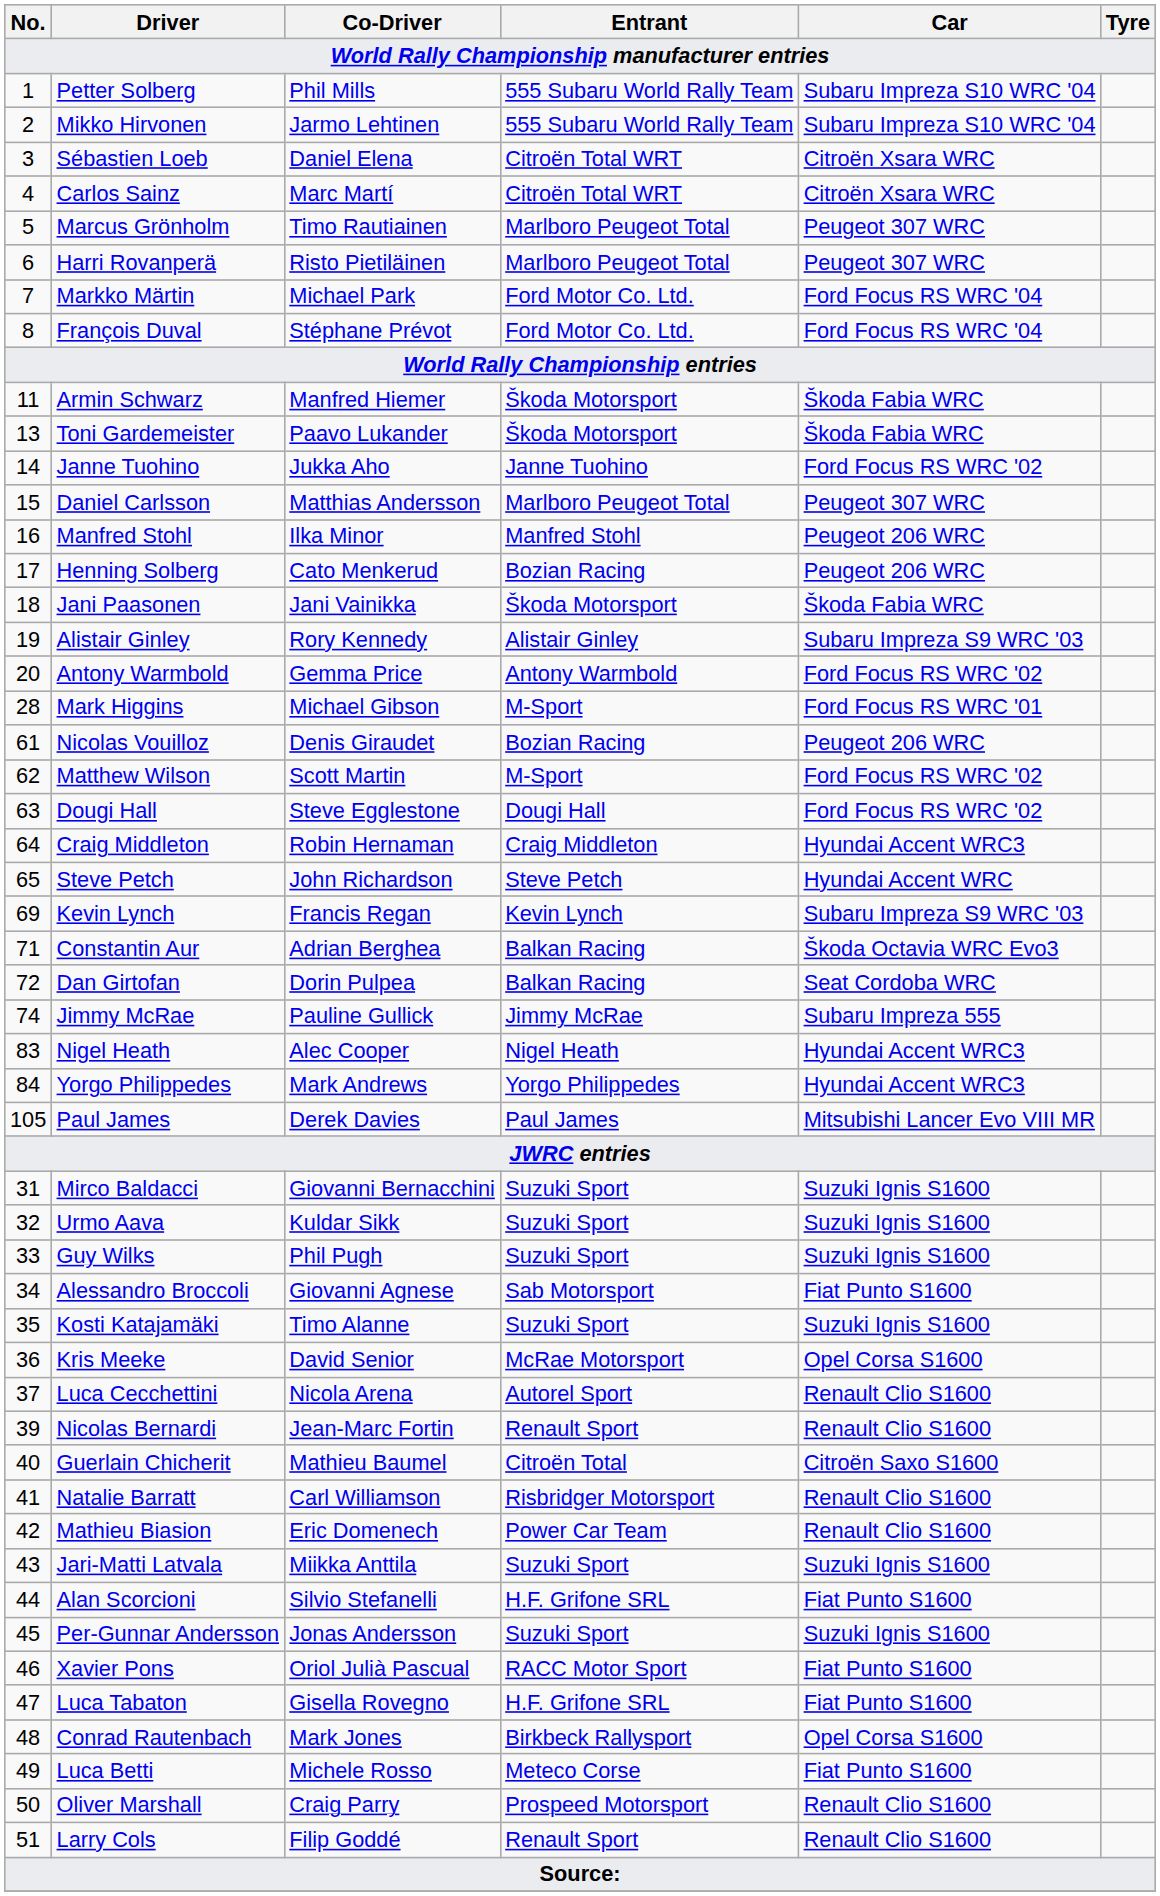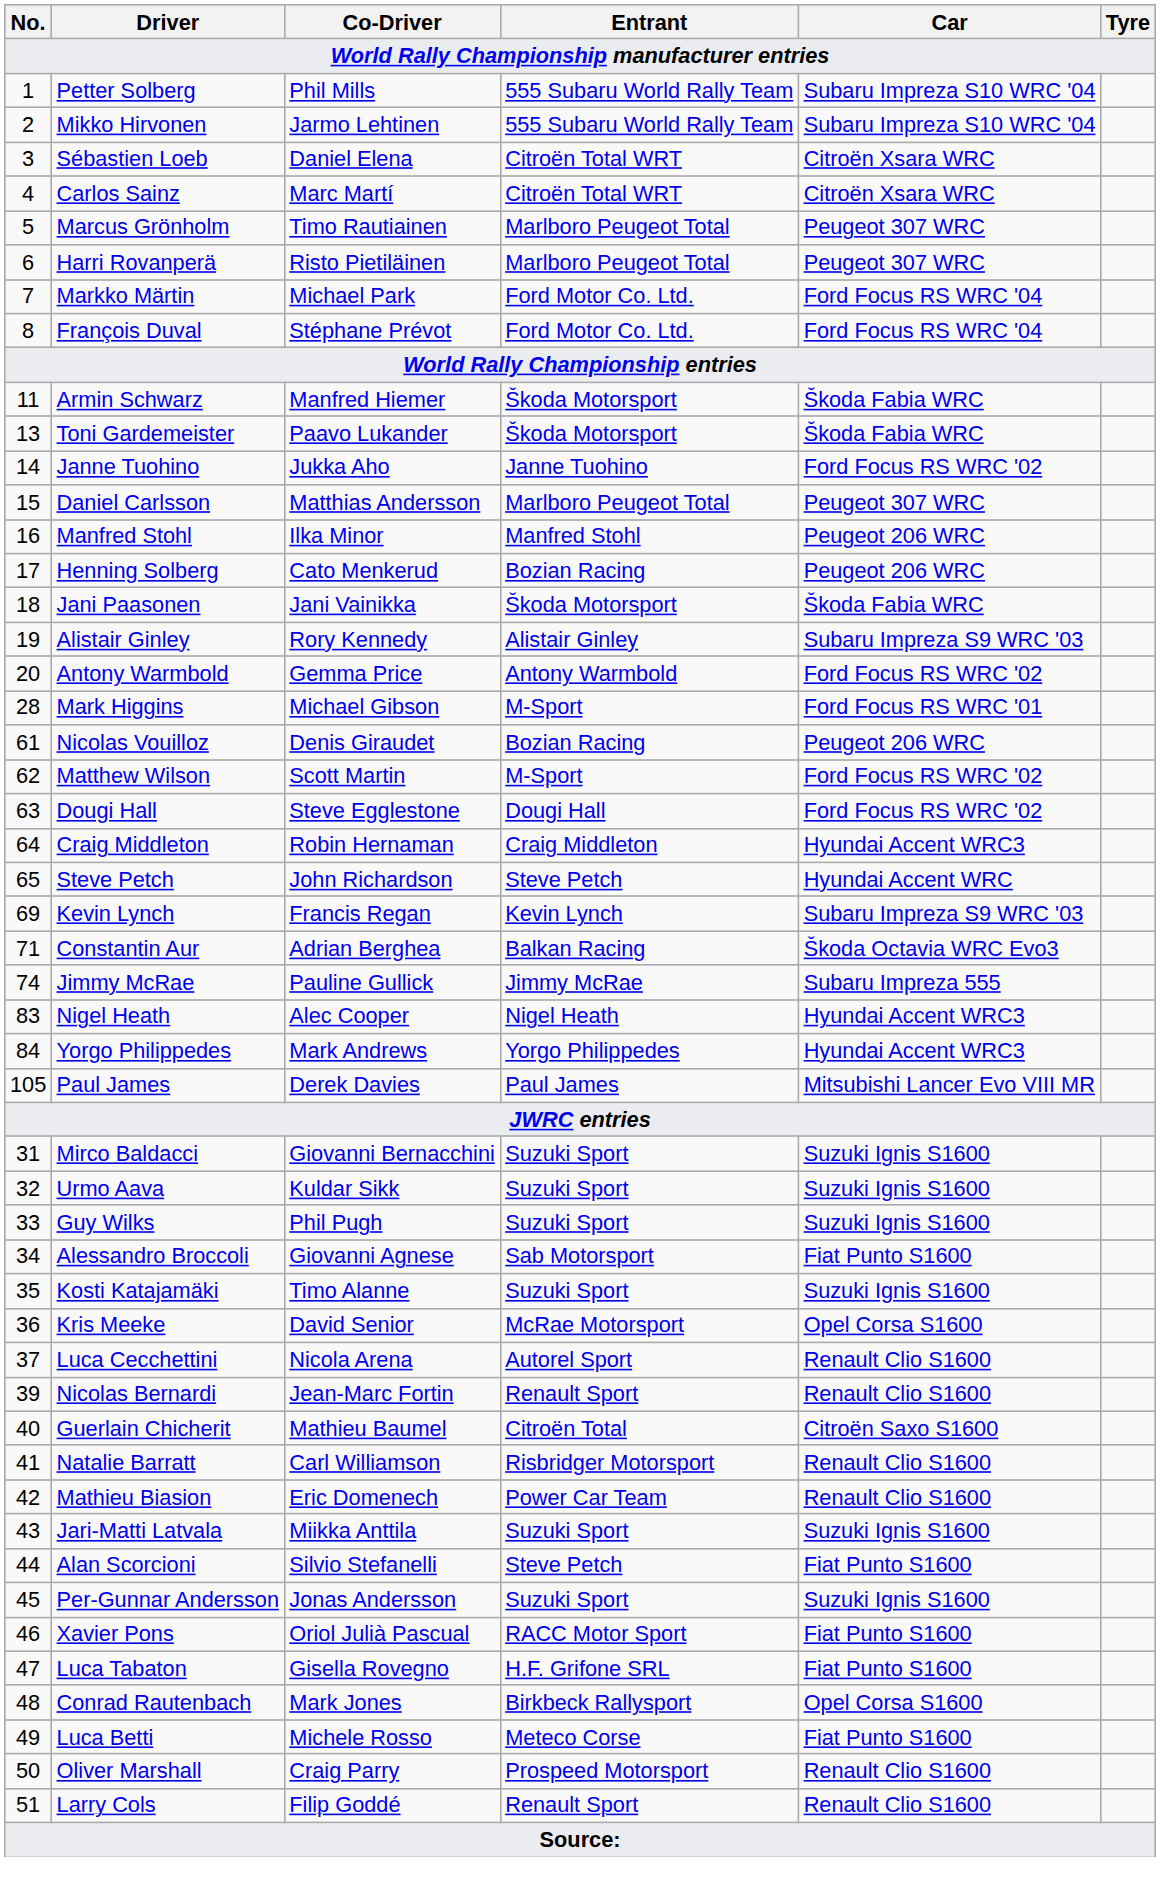- row: (118, 982)
(587, 1599) H.F. Grifone SRL -> (564, 1565) Steve Petch
